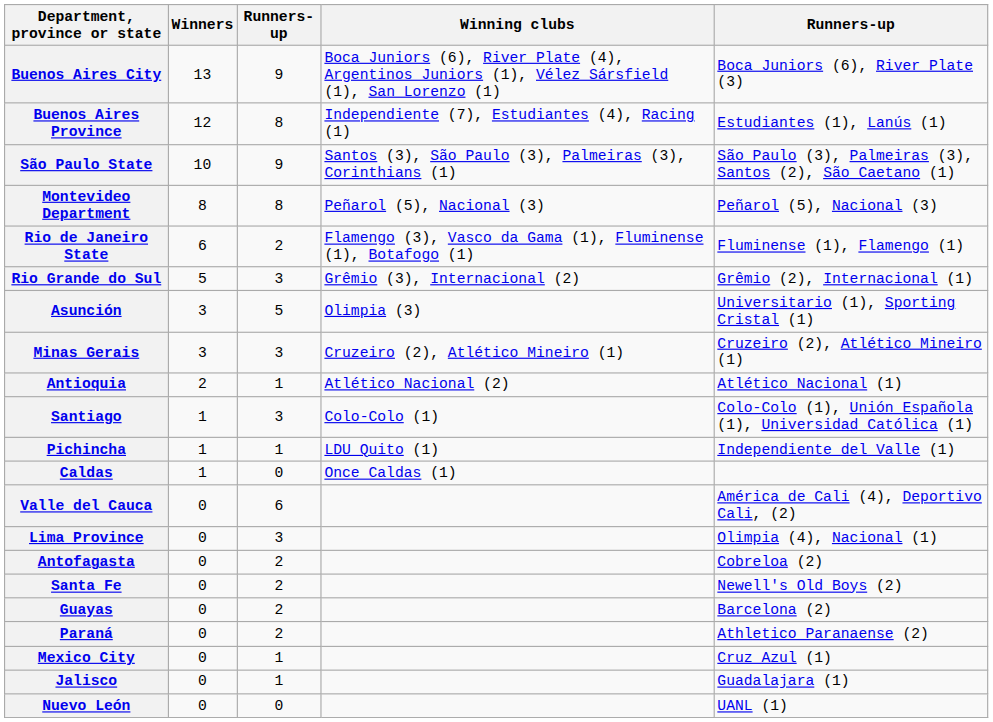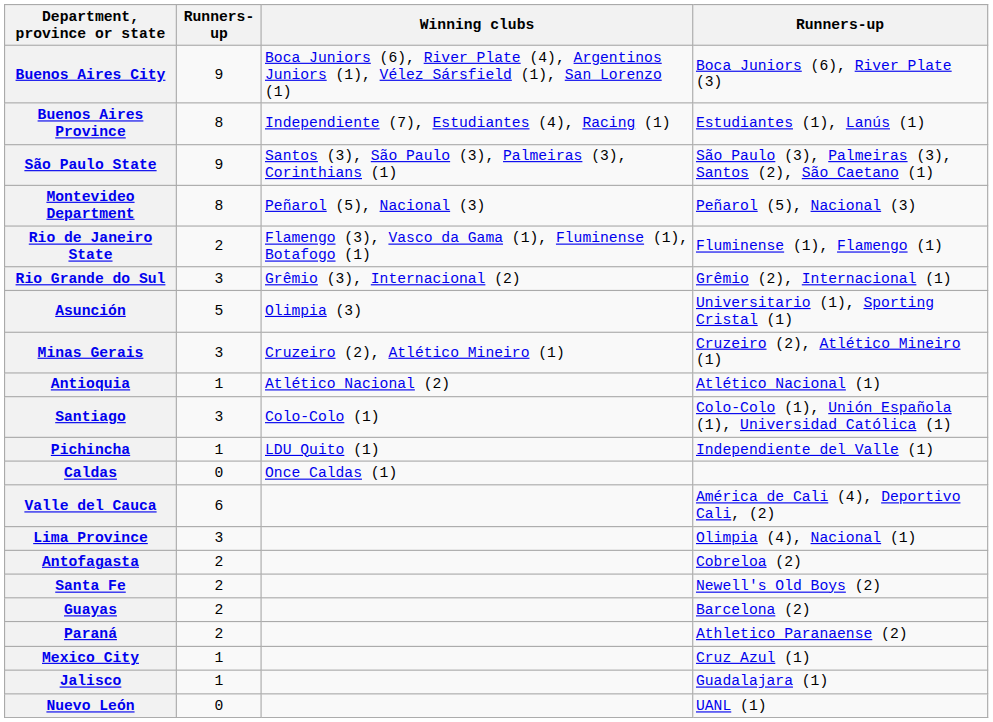- column: (202, 25)
